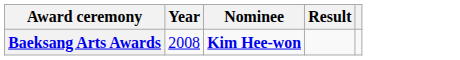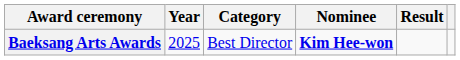+ column: (250, 17)
(184, 42) 2008 -> (184, 42) 2025
